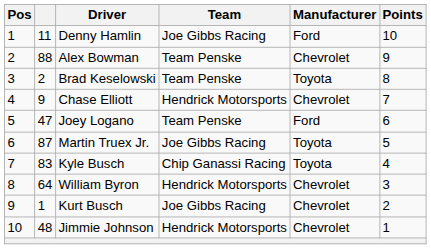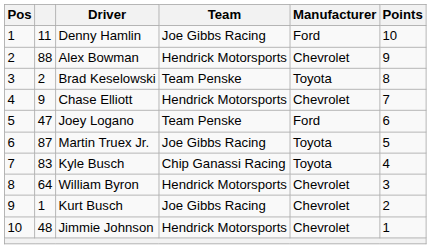(202, 57) Team Penske -> (224, 57) Hendrick Motorsports
